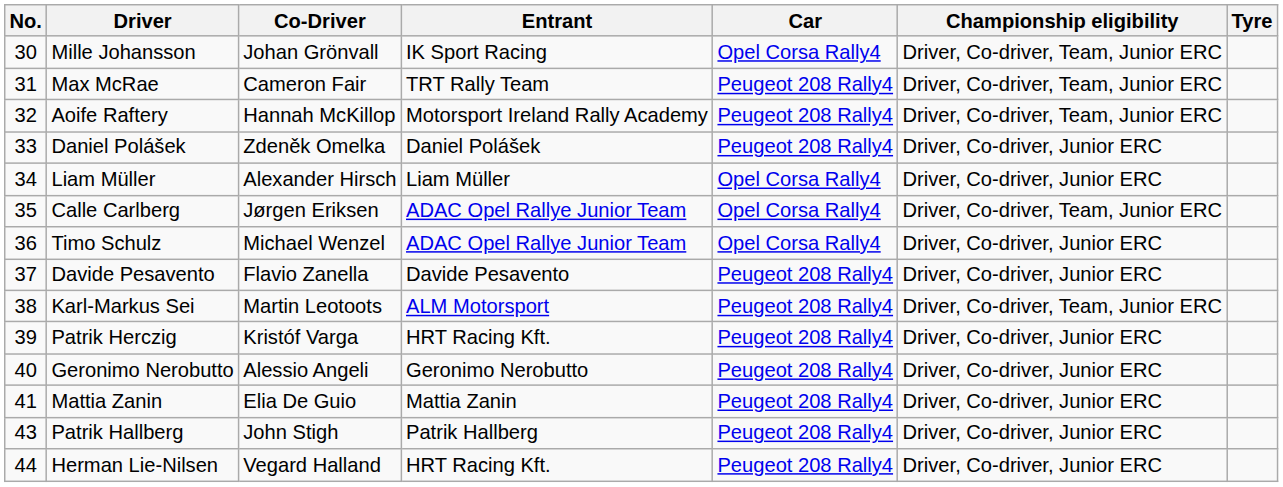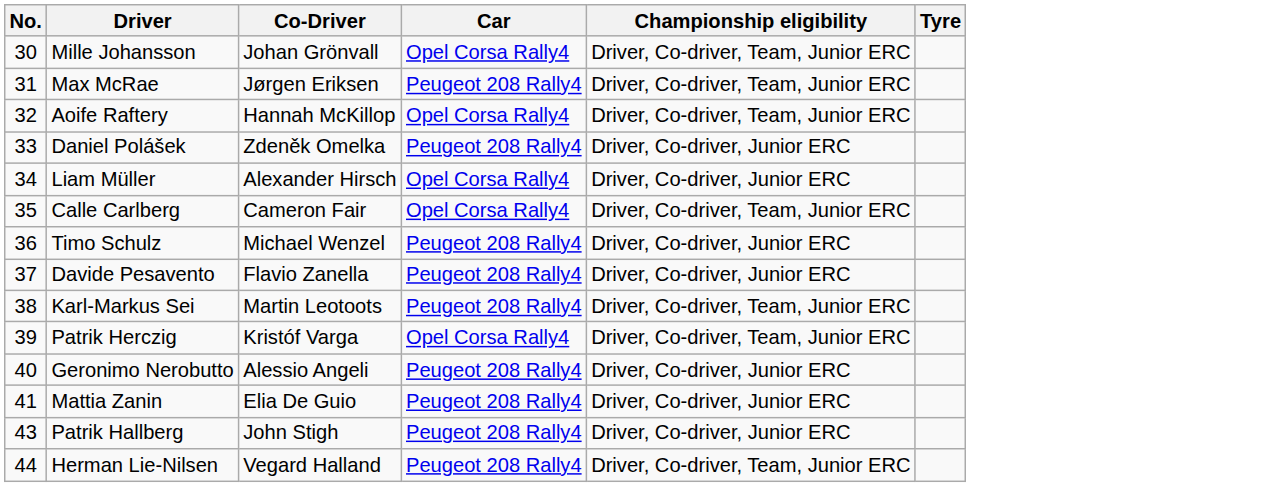- column: (557, 20)
(305, 84) Cameron Fair -> (311, 84) Jørgen Eriksen
(805, 115) Peugeot 208 Rally4 -> (488, 115) Opel Corsa Rally4
(311, 211) Jørgen Eriksen -> (305, 211) Cameron Fair
(799, 242) Opel Corsa Rally4 -> (494, 242) Peugeot 208 Rally4
(805, 337) Peugeot 208 Rally4 -> (488, 337) Opel Corsa Rally4
(1032, 337) Driver, Co-driver, Junior ERC -> (751, 337) Driver, Co-driver, Team, Junior ERC
(1032, 464) Driver, Co-driver, Junior ERC -> (751, 464) Driver, Co-driver, Team, Junior ERC
